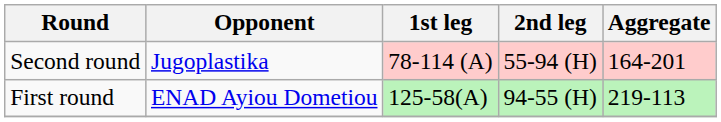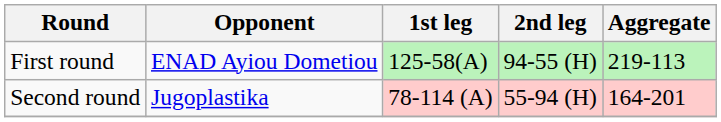rows swapped: (62, 97) <-> (75, 60)
